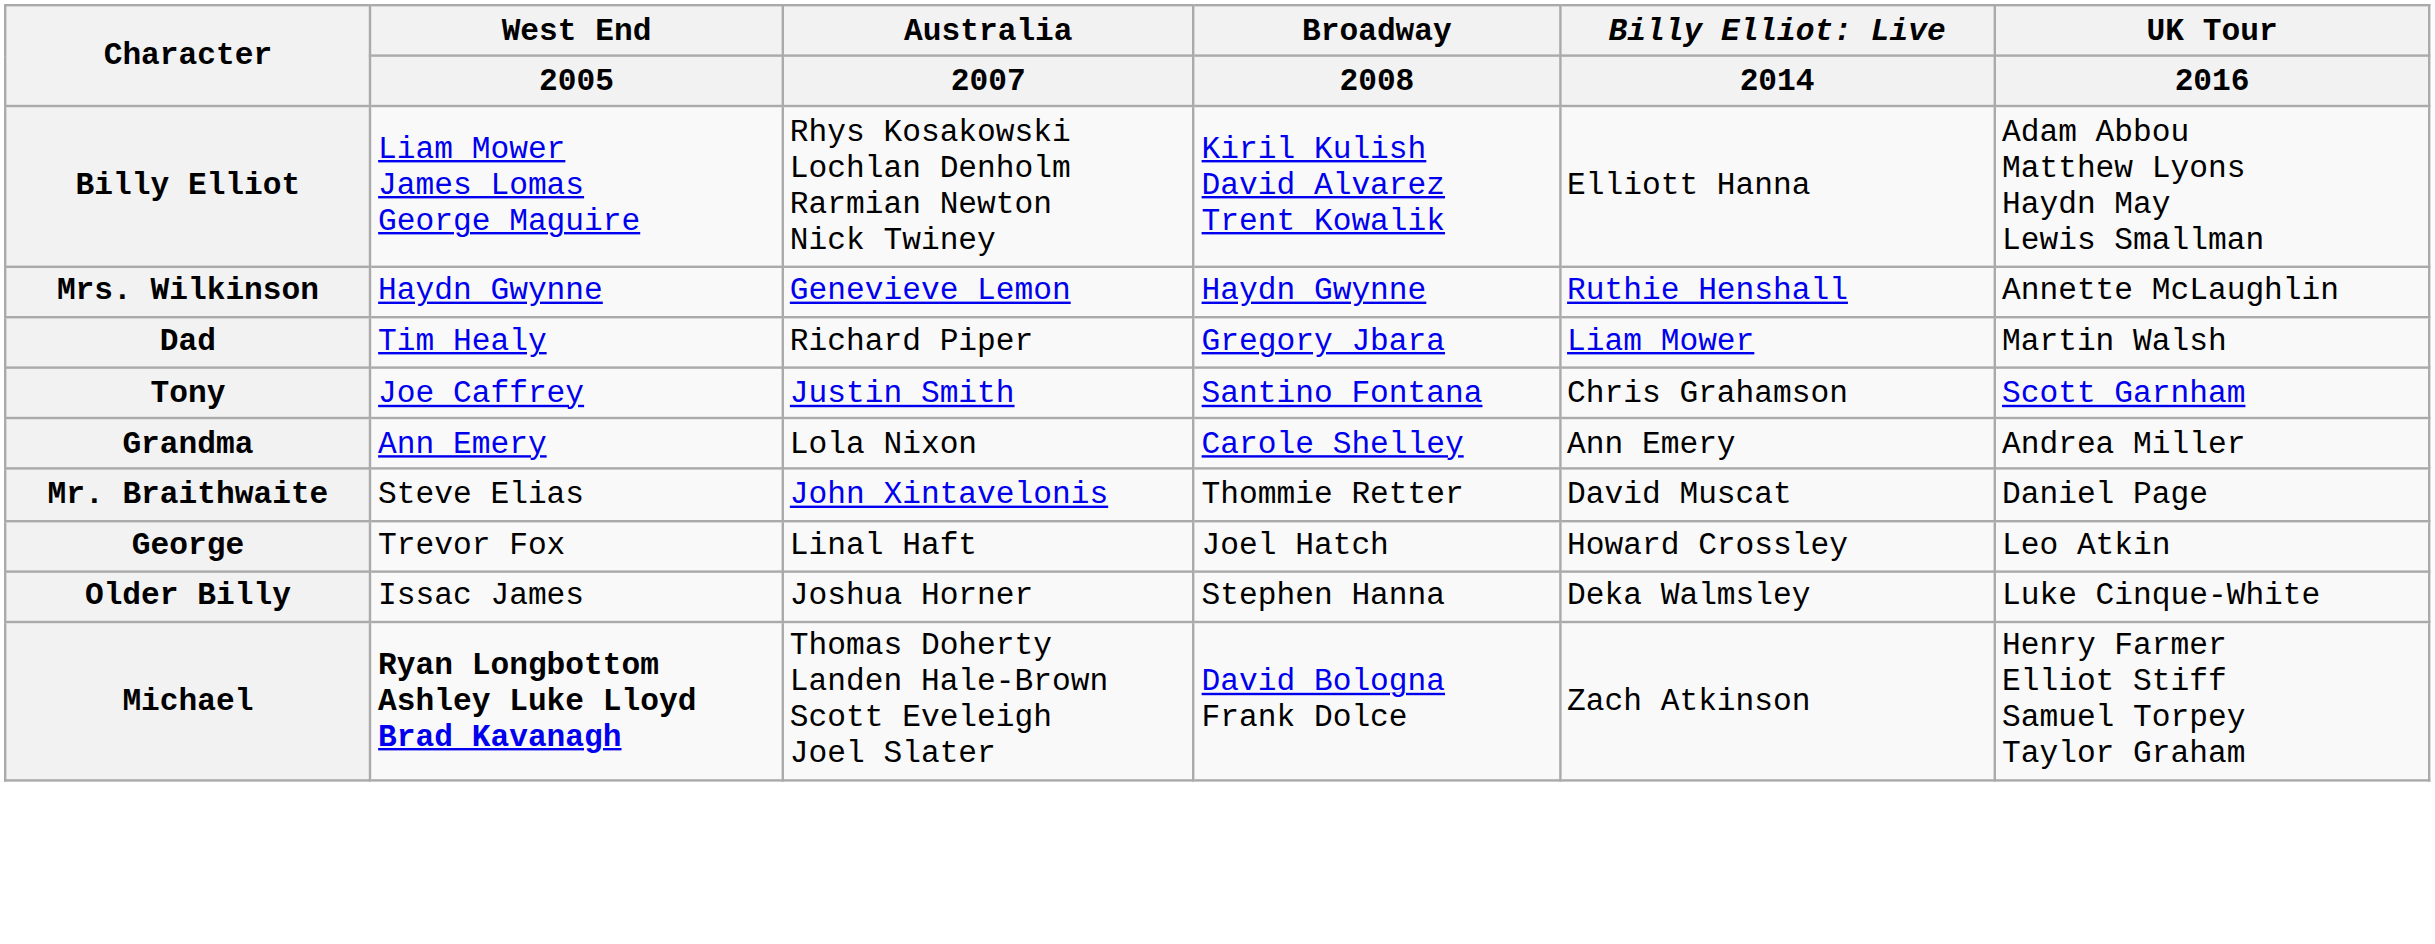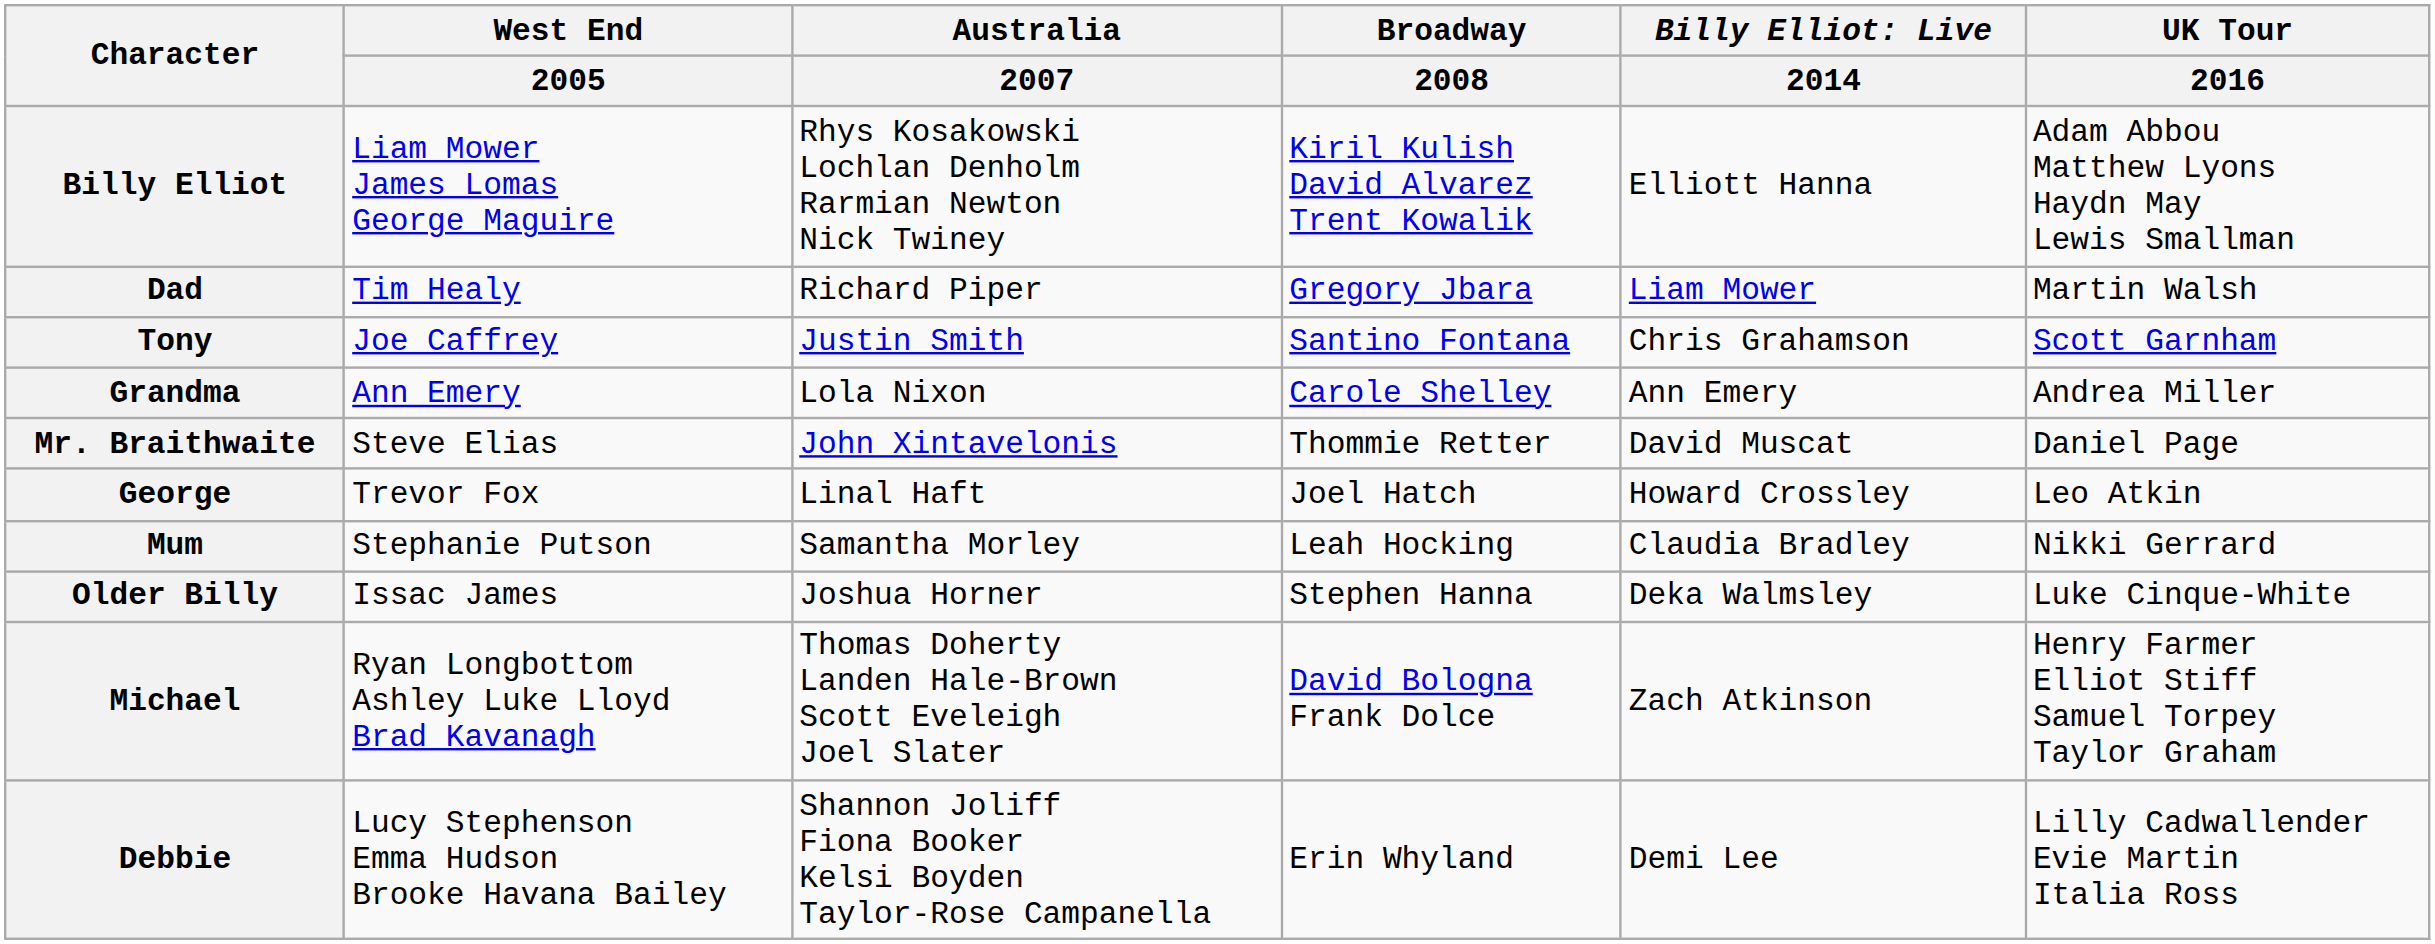- row: (188, 291)
+ row: (175, 545)
(537, 701) bold -> (511, 701) normal
+ row: (175, 860)
